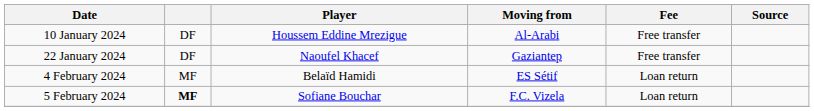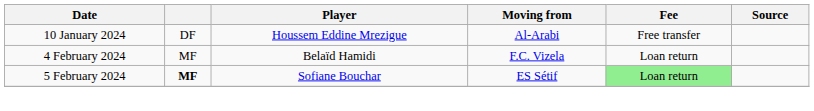- row: (85, 55)
(537, 75) ES Sétif -> (537, 55) F.C. Vizela
(537, 95) F.C. Vizela -> (537, 75) ES Sétif
(669, 95) no background -> (669, 75) lightgreen background
